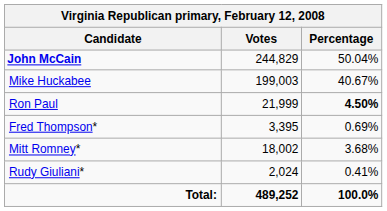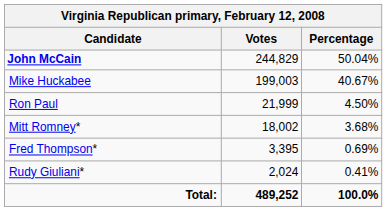(362, 104) bold -> (362, 104) normal
rows swapped: (45, 149) <-> (53, 127)
